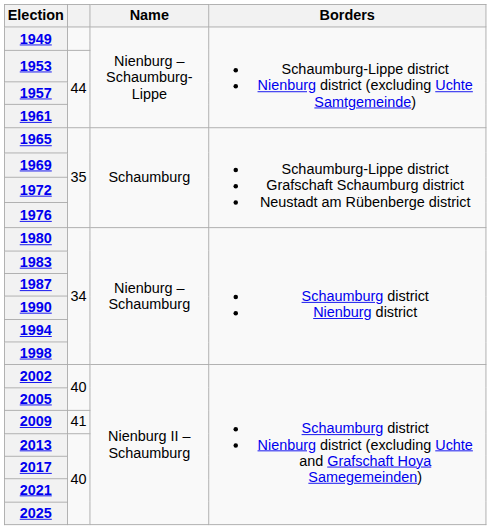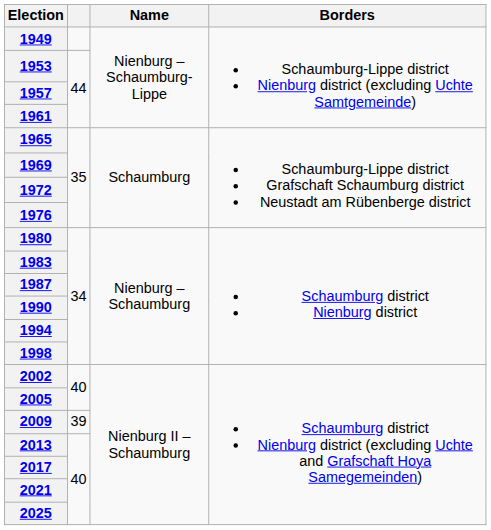(78, 421) 41 -> (78, 421) 39
